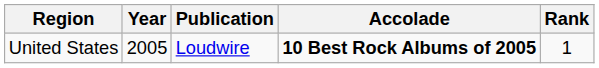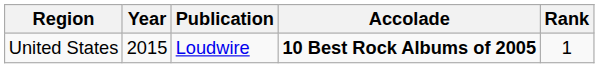(147, 47) 2005 -> (147, 47) 2015
